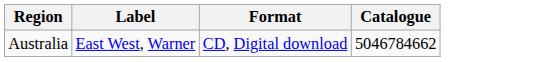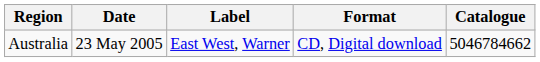+ column: (119, 17)
